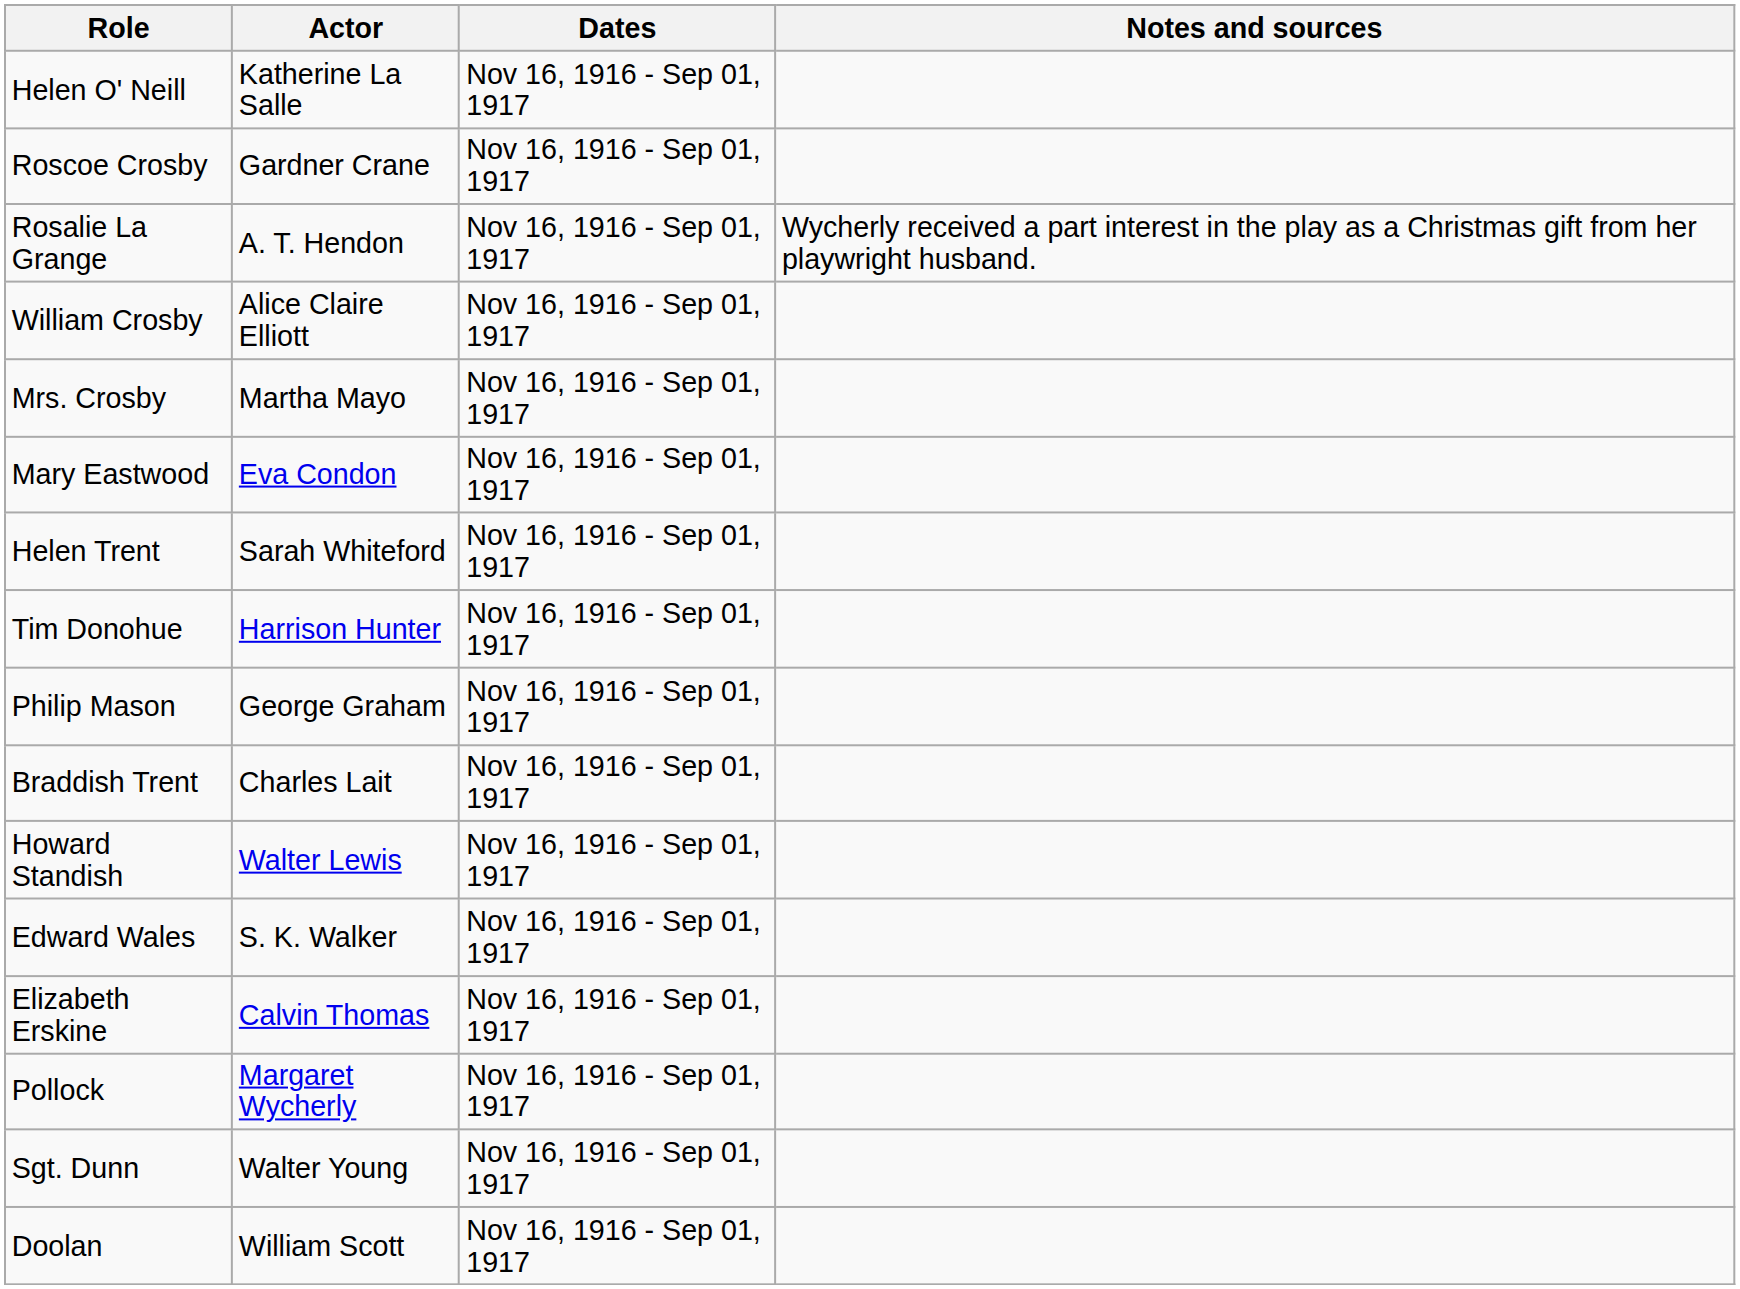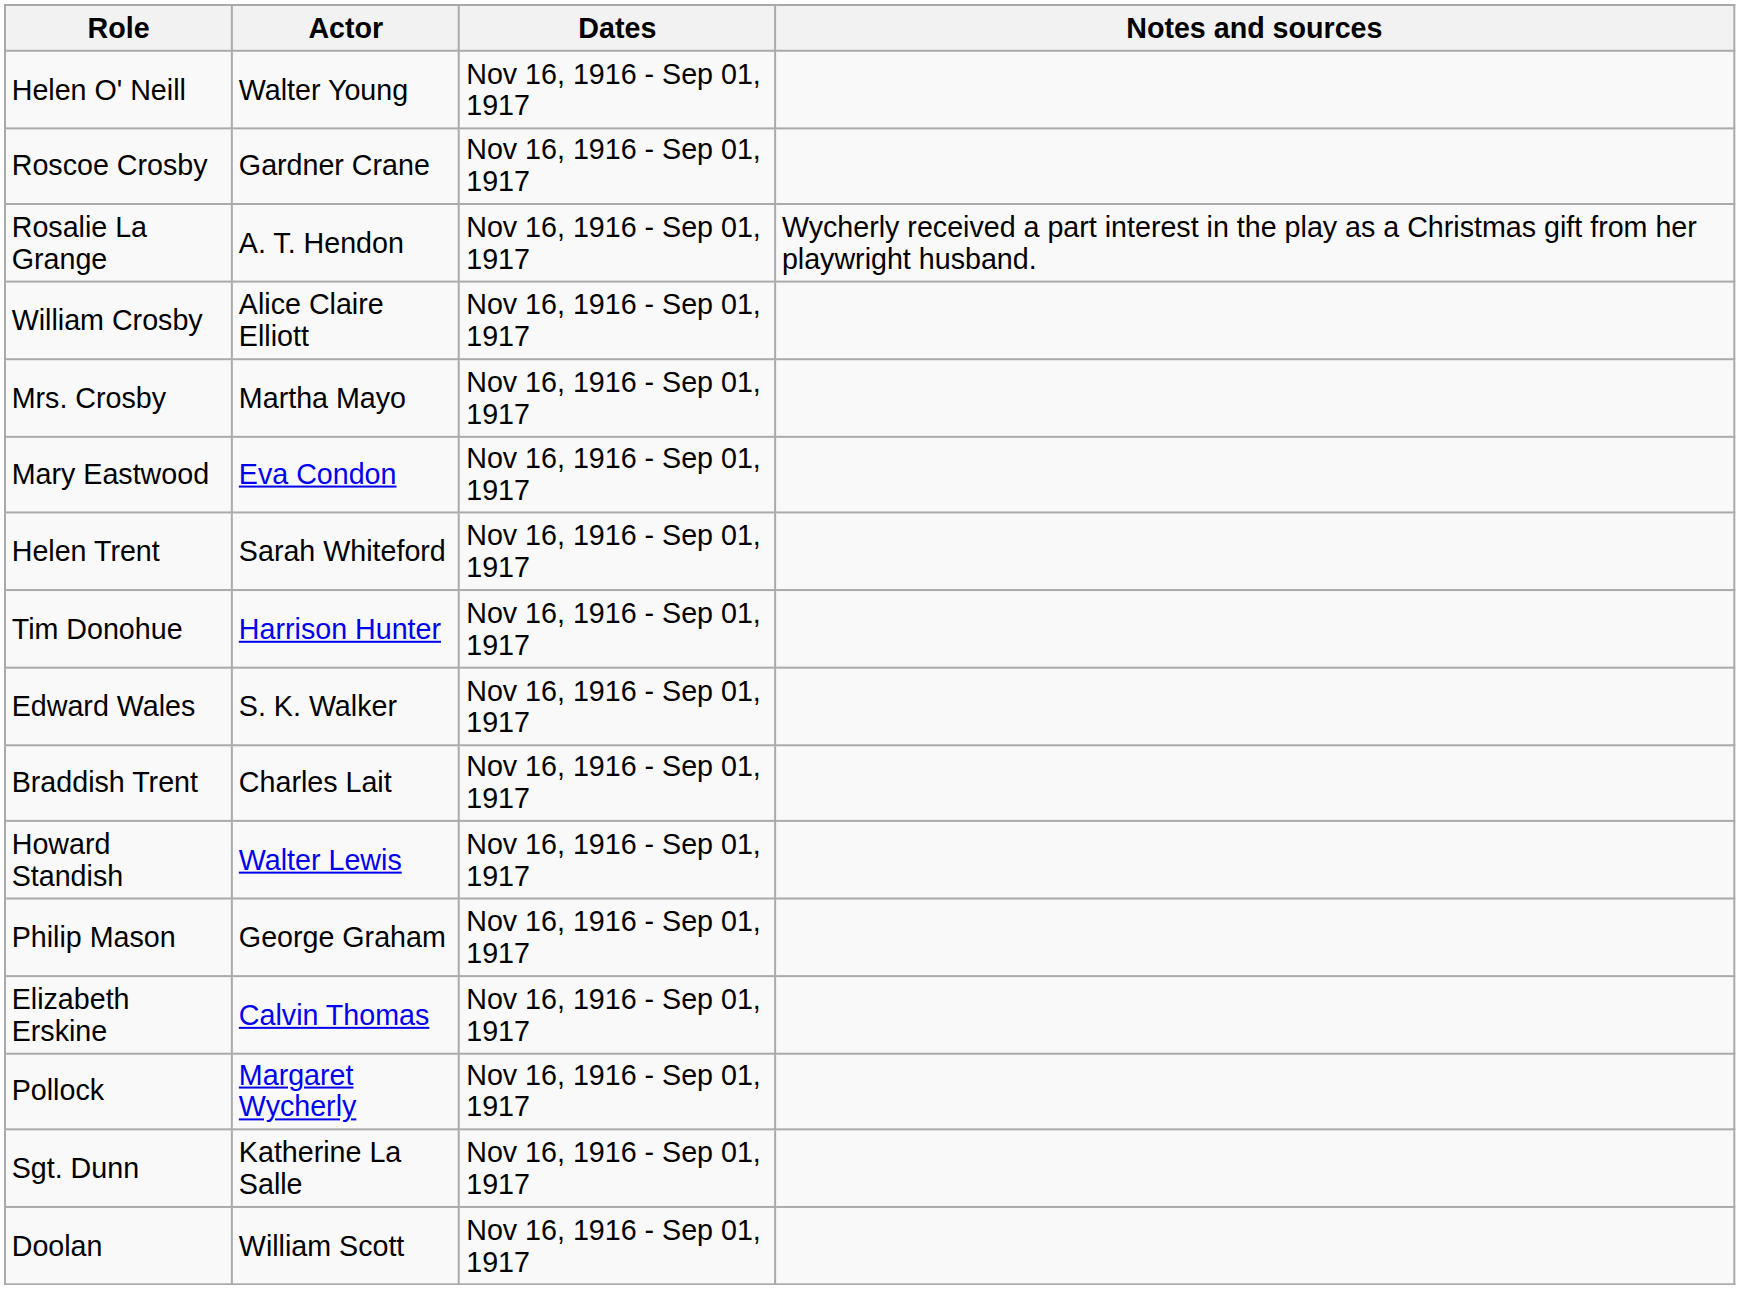(320, 89) Katherine La Salle -> (324, 89) Walter Young
rows swapped: (104, 937) <-> (94, 706)
(324, 1169) Walter Young -> (320, 1169) Katherine La Salle
